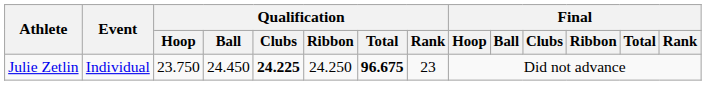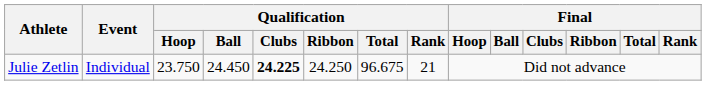(382, 67) bold -> (382, 67) normal
(428, 67) 23 -> (428, 67) 21
